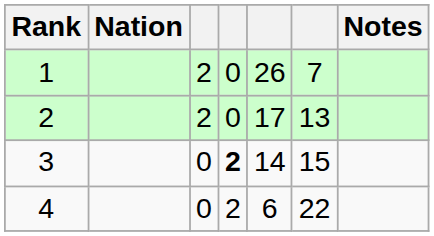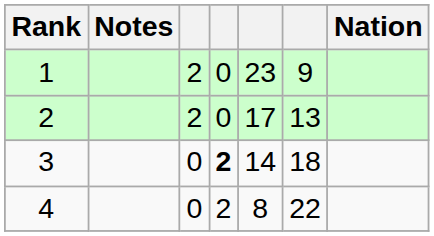columns swapped: (139, 27) <-> (383, 27)
(270, 72) 26 -> (260, 72) 23
(315, 72) 7 -> (305, 72) 9
(315, 162) 15 -> (305, 162) 18
(270, 207) 6 -> (260, 207) 8
